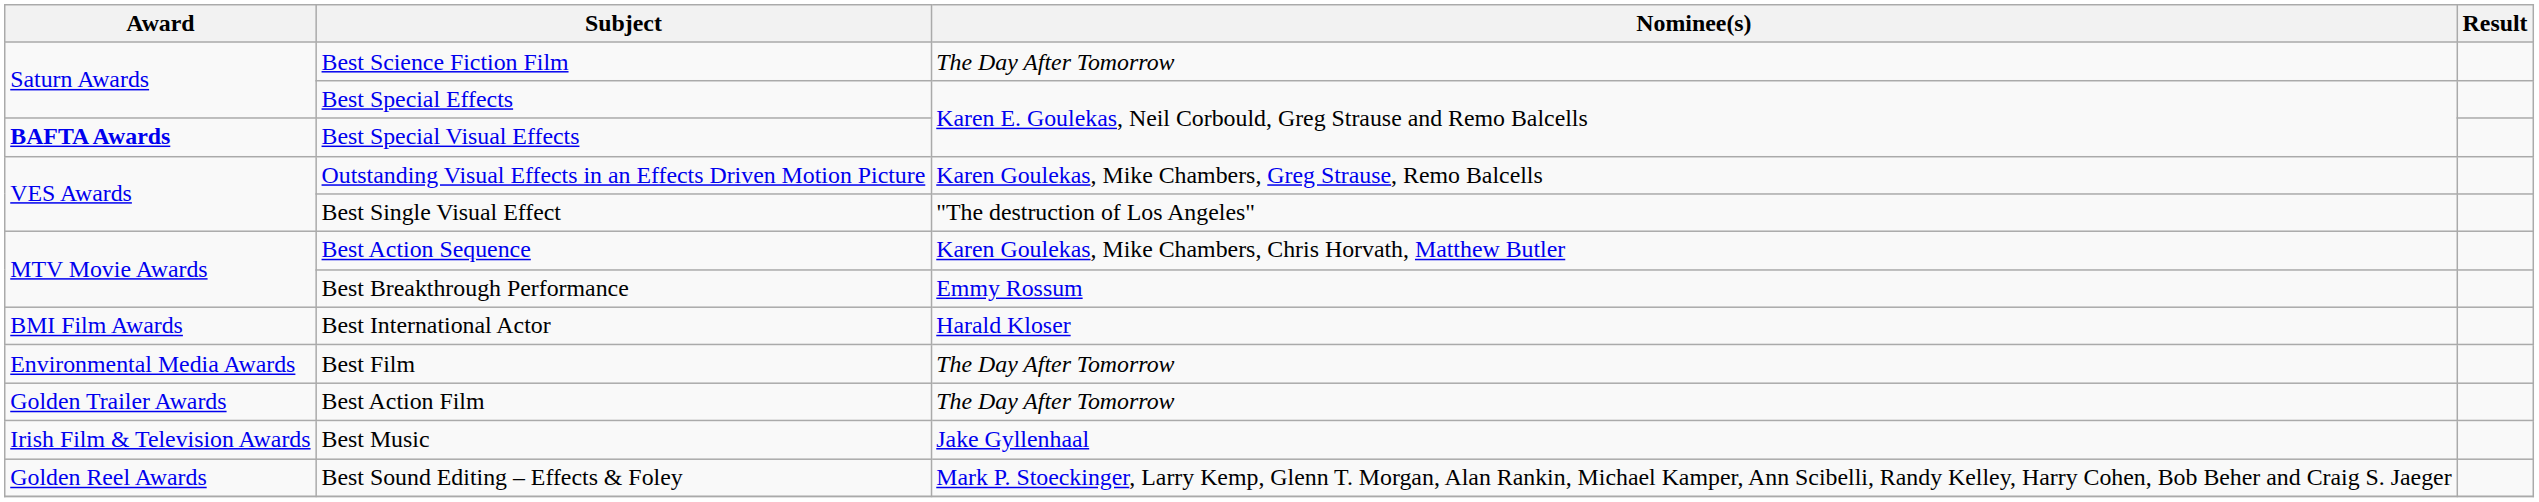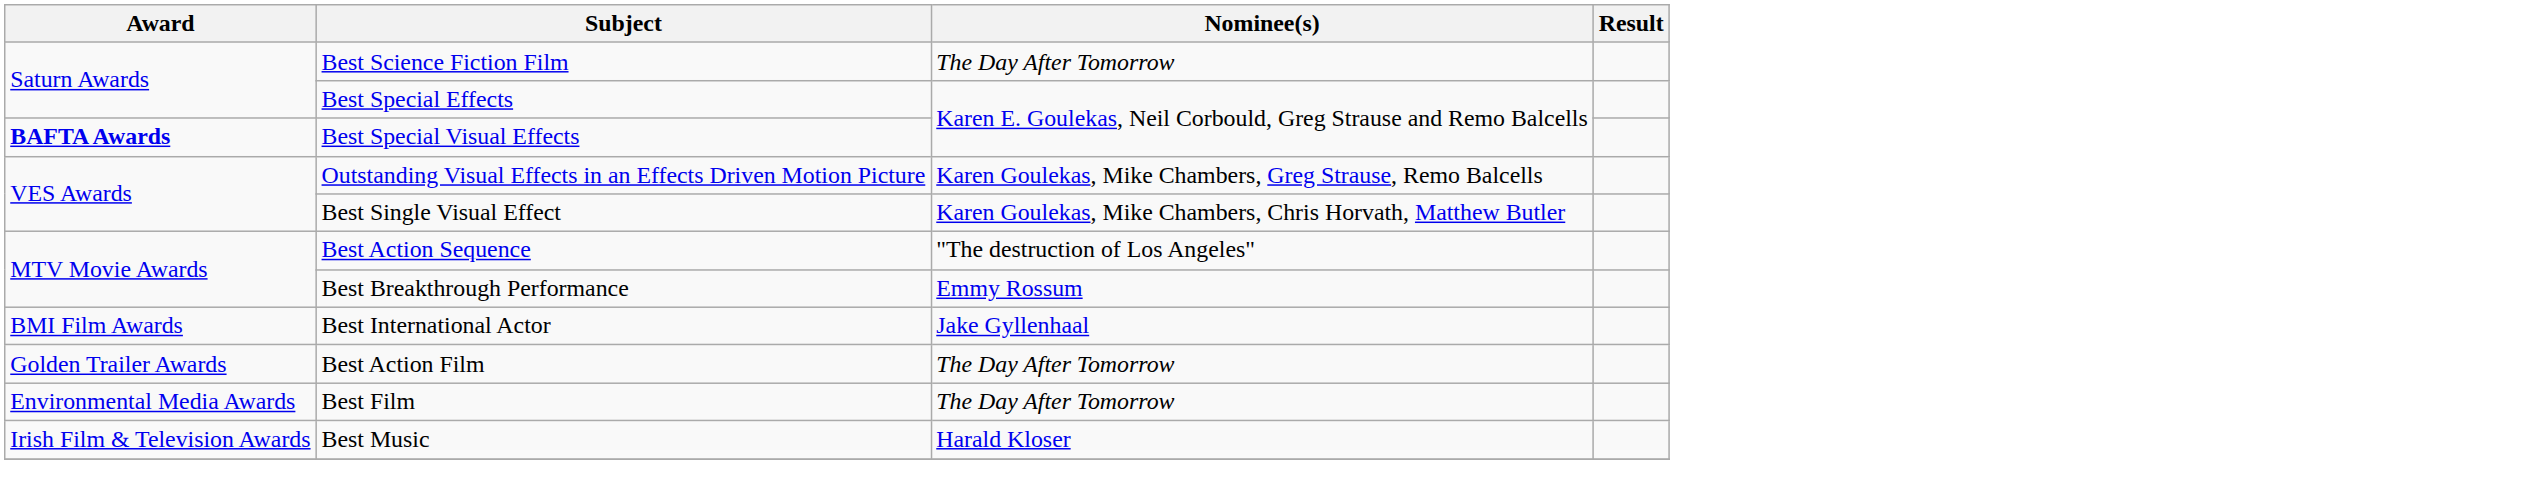(1096, 212) "The destruction of Los Angeles" -> (1251, 212) Karen Goulekas, Mike Chambers, Chris Horvath, Matthew Butler
(1251, 250) Karen Goulekas, Mike Chambers, Chris Horvath, Matthew Butler -> (1096, 250) "The destruction of Los Angeles"
(1003, 325) Harald Kloser -> (1013, 325) Jake Gyllenhaal
rows swapped: (403, 401) <-> (368, 363)
(1013, 439) Jake Gyllenhaal -> (1003, 439) Harald Kloser
- row: (502, 477)
